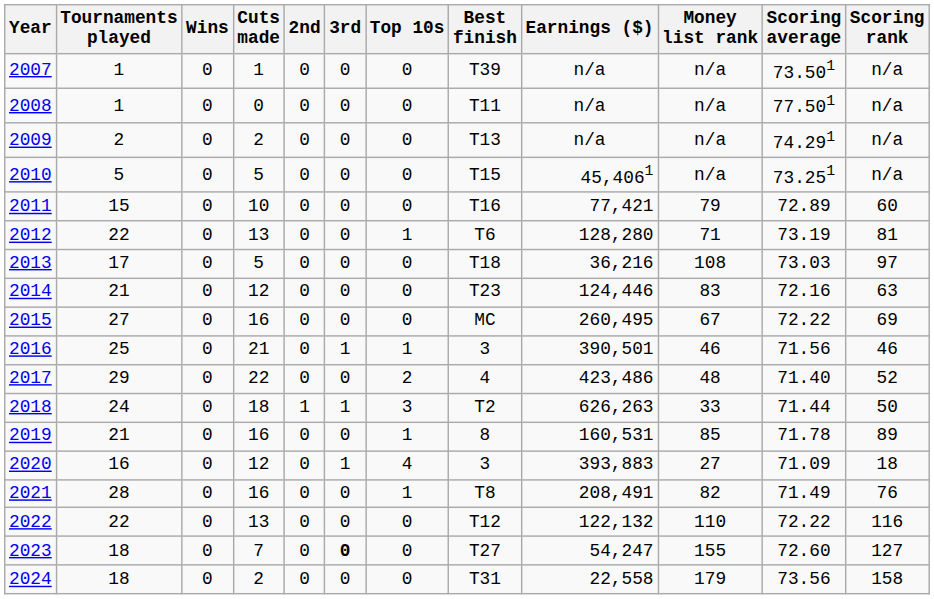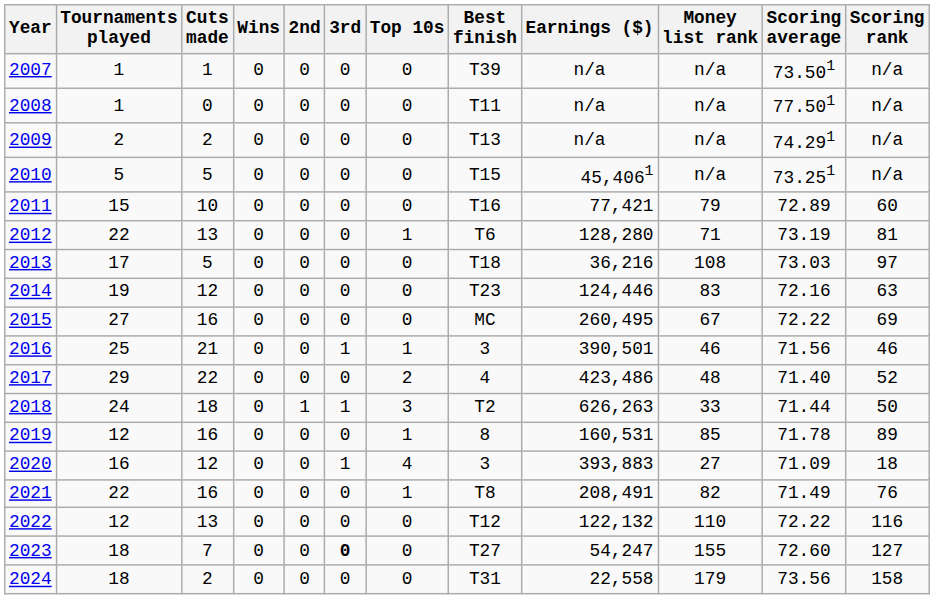columns swapped: (259, 29) <-> (207, 29)
(119, 293) 21 -> (119, 293) 19
(119, 436) 21 -> (119, 436) 12
(119, 494) 28 -> (119, 494) 22
(119, 523) 22 -> (119, 523) 12
